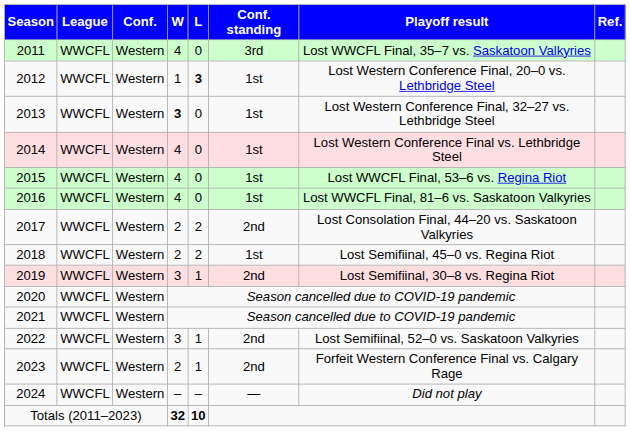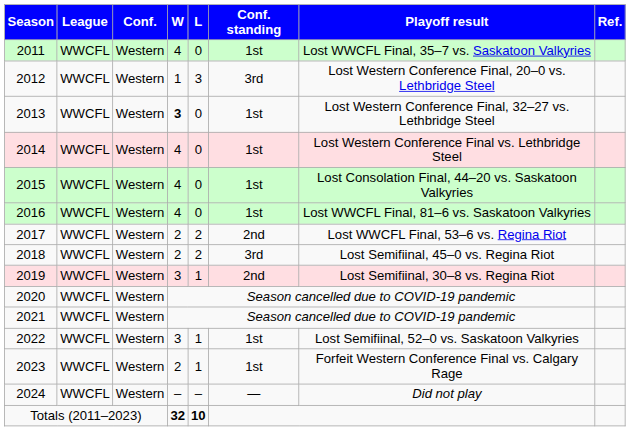(254, 50) 3rd -> (254, 50) 1st
(198, 78) bold -> (198, 78) normal
(254, 78) 1st -> (254, 78) 3rd
(447, 177) Lost WWCFL Final, 53–6 vs. Regina Riot -> (447, 185) Lost Consolation Final, 44–20 vs. Saskatoon Valkyries
(447, 226) Lost Consolation Final, 44–20 vs. Saskatoon Valkyries -> (447, 234) Lost WWCFL Final, 53–6 vs. Regina Riot
(254, 255) 1st -> (254, 255) 3rd
(254, 338) 2nd -> (254, 338) 1st
(254, 366) 2nd -> (254, 366) 1st
